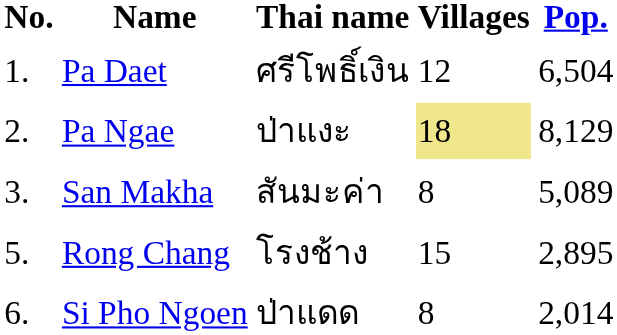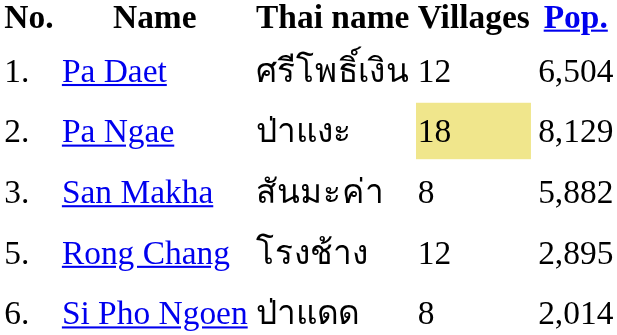(576, 191) 5,089 -> (576, 191) 5,882
(434, 251) 15 -> (434, 251) 12
